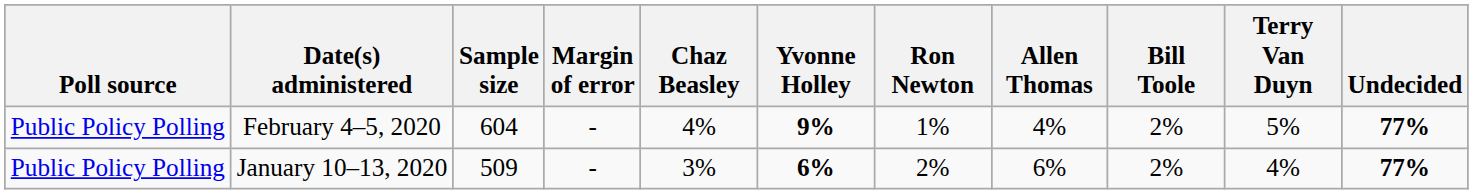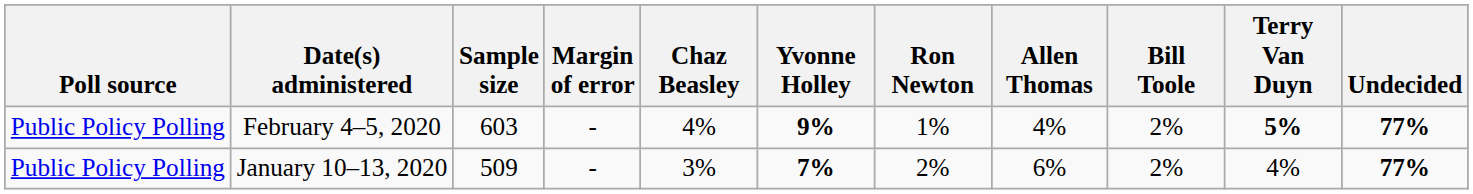(499, 126) 604 -> (499, 126) 603
(1283, 126) normal -> (1283, 126) bold
(816, 168) 6% -> (816, 168) 7%
